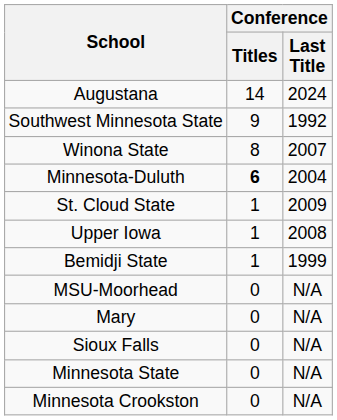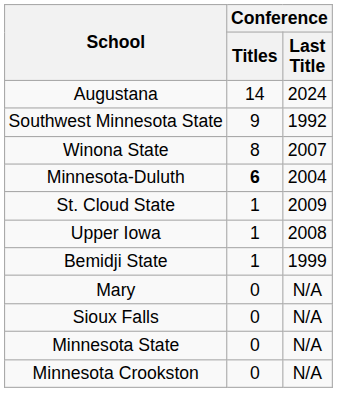- row: (116, 289)
